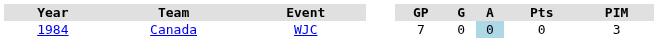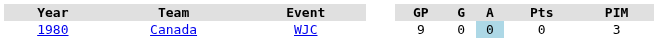(53, 30) 1984 -> (53, 30) 1980
(421, 30) 7 -> (421, 30) 9
